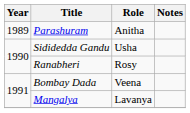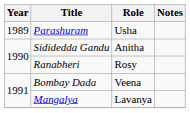(129, 30) Anitha -> (126, 30) Usha
(126, 47) Usha -> (129, 47) Anitha
